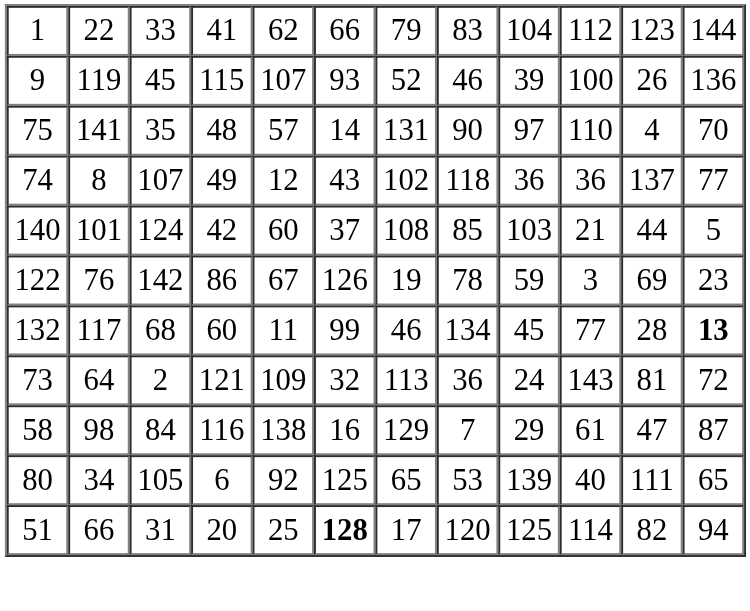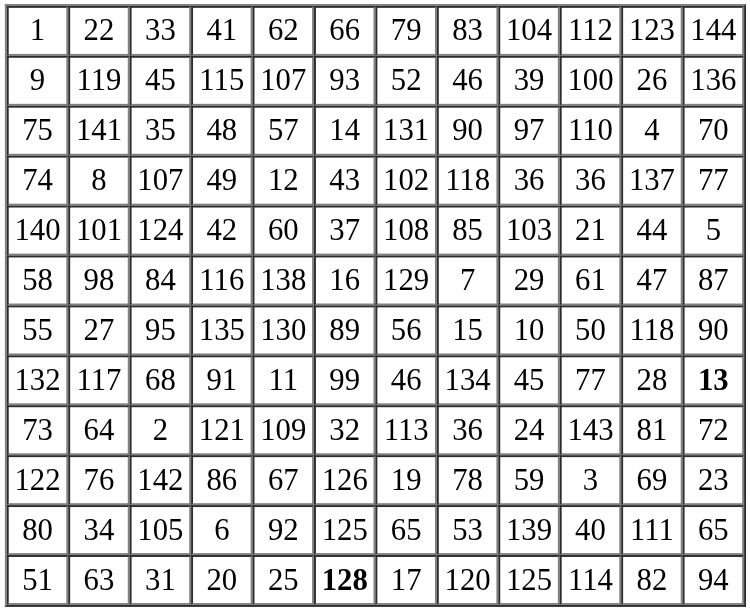rows swapped: (38, 280) <-> (38, 429)
+ row: (38, 329)
(222, 329) 60 -> (222, 379) 91
(99, 529) 66 -> (99, 579) 63
